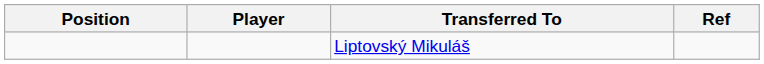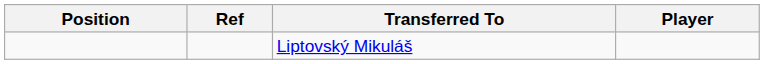columns swapped: (259, 18) <-> (716, 18)
